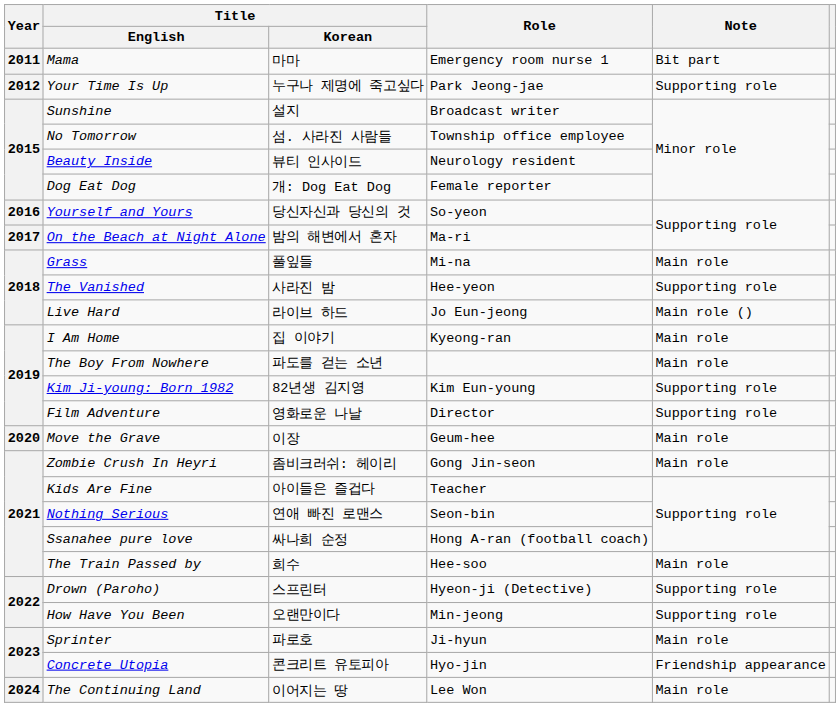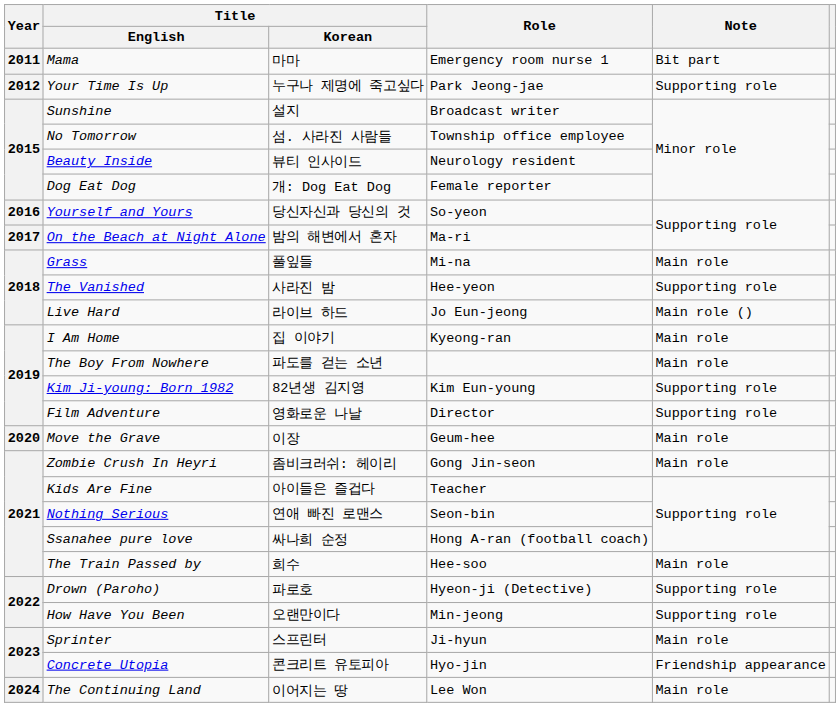(299, 590) 스프린터 -> (292, 590) 파로호
(292, 640) 파로호 -> (299, 640) 스프린터
